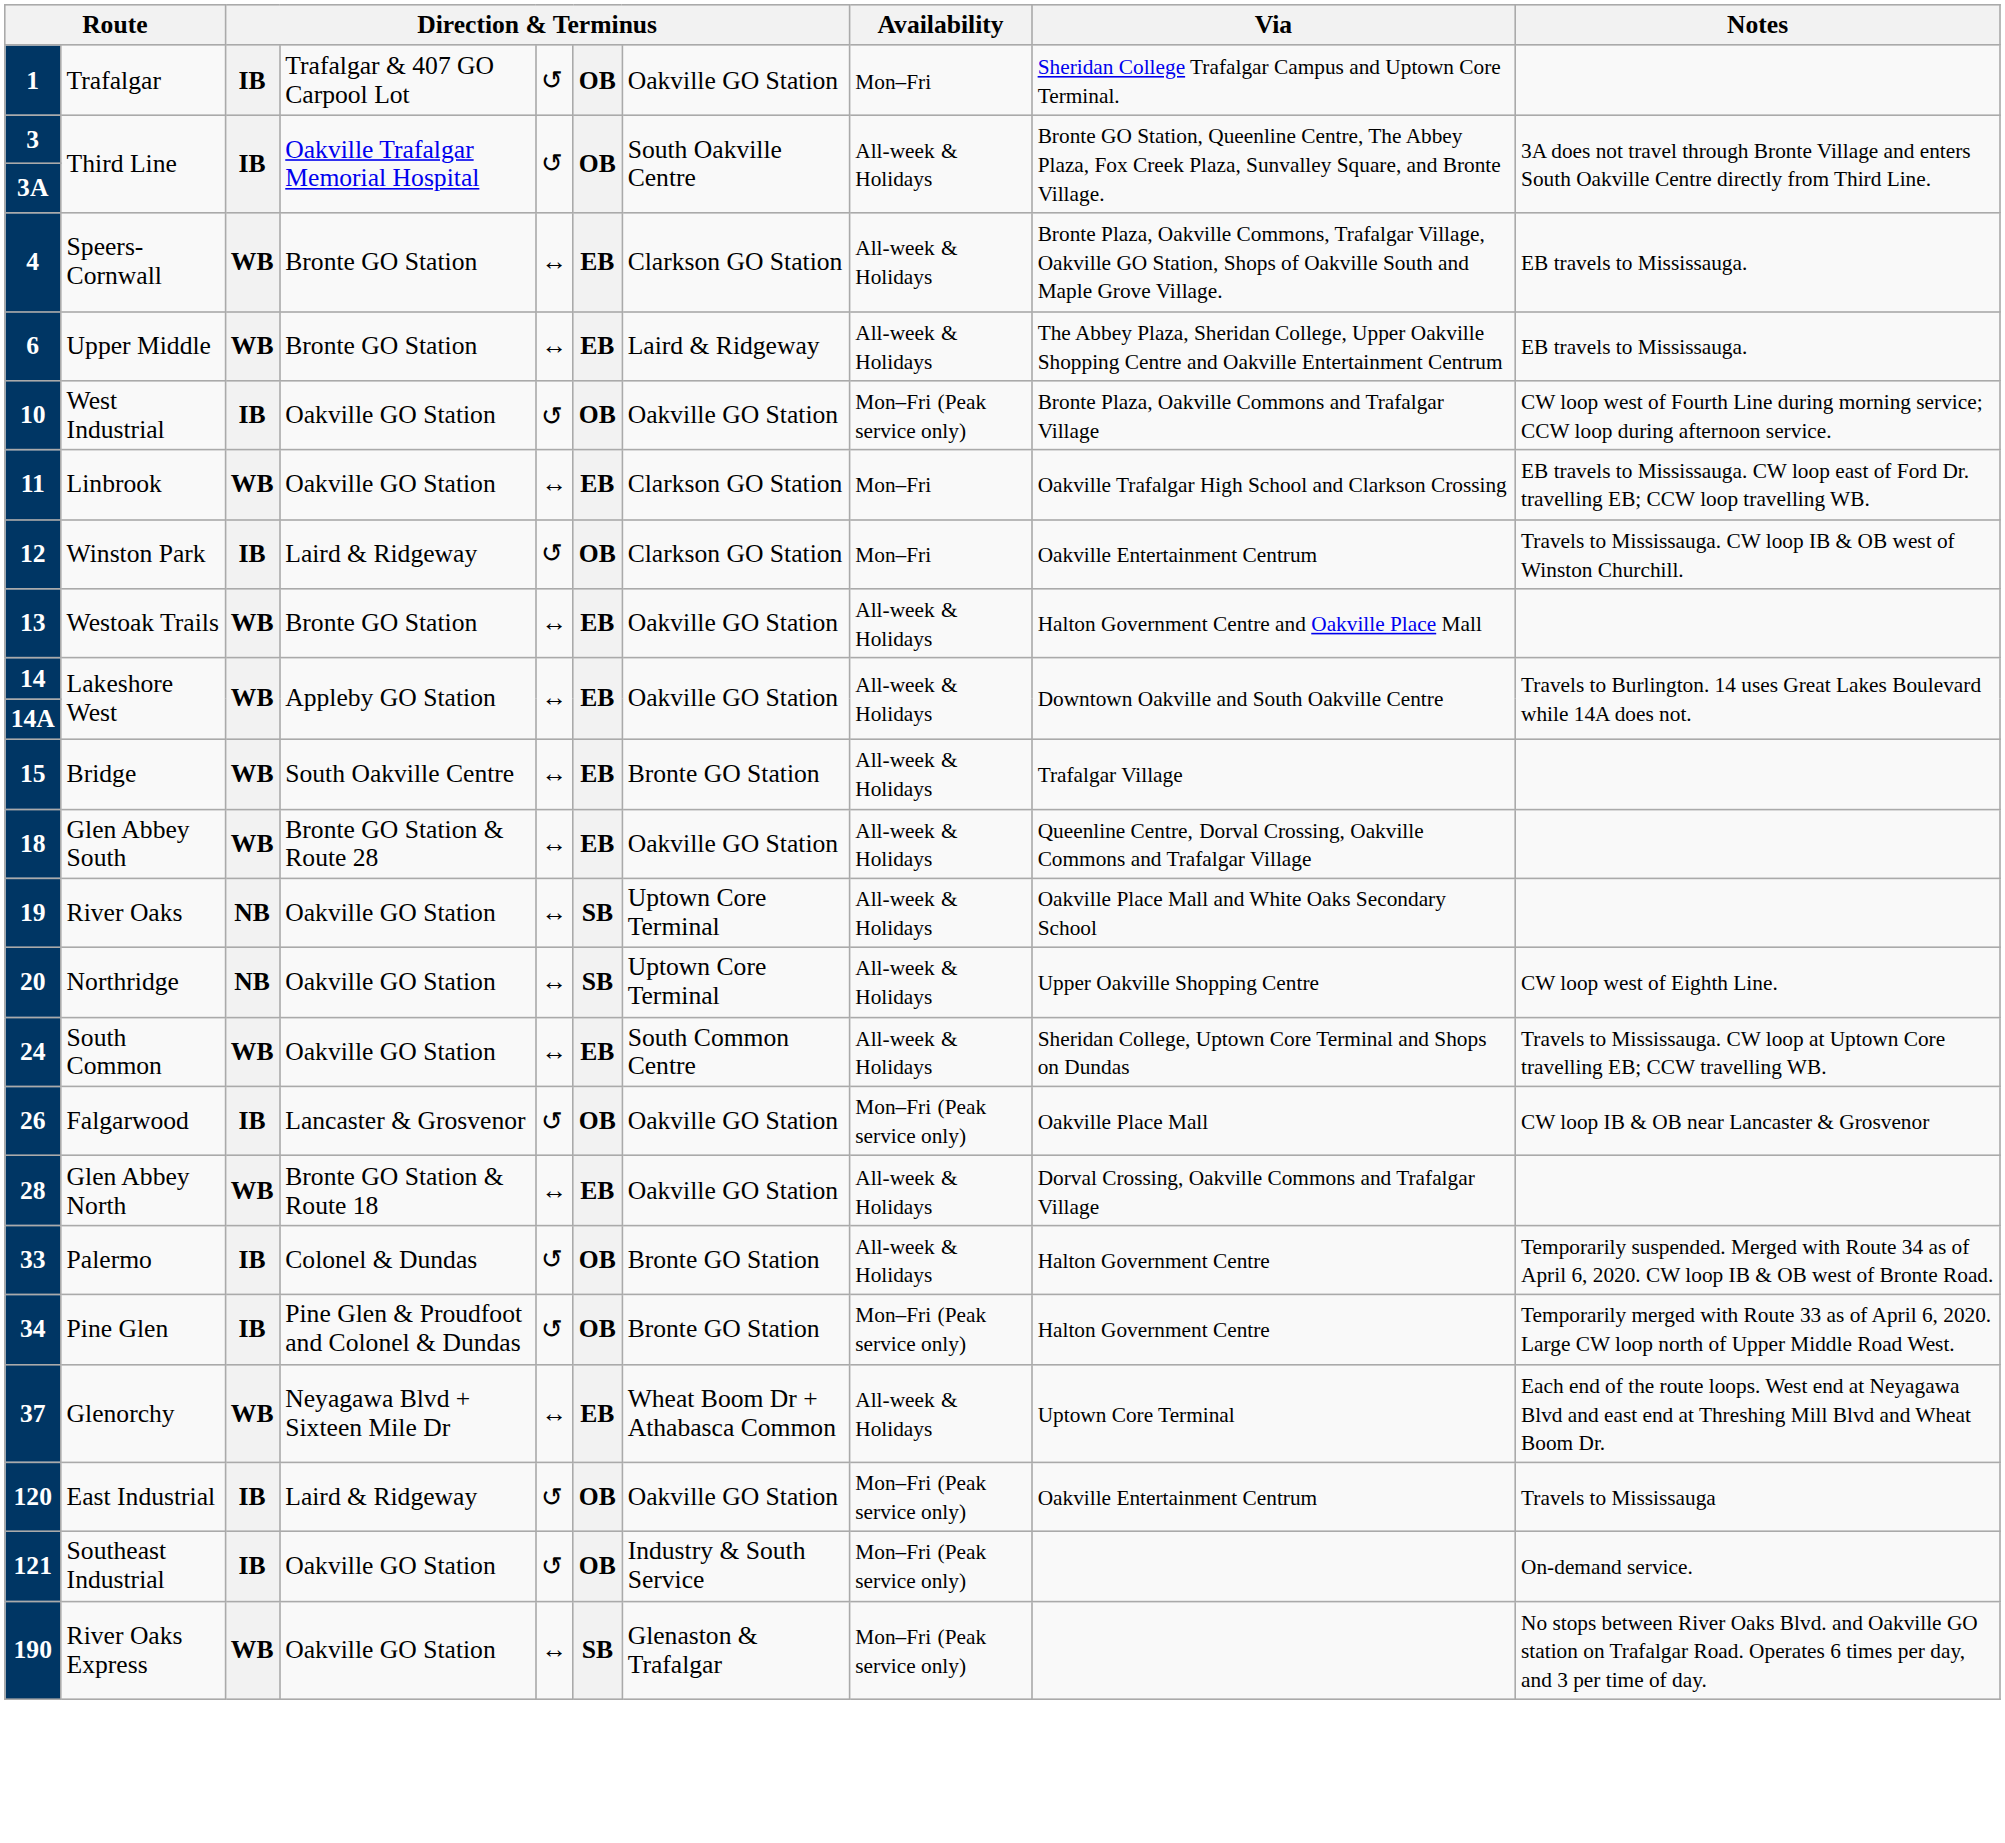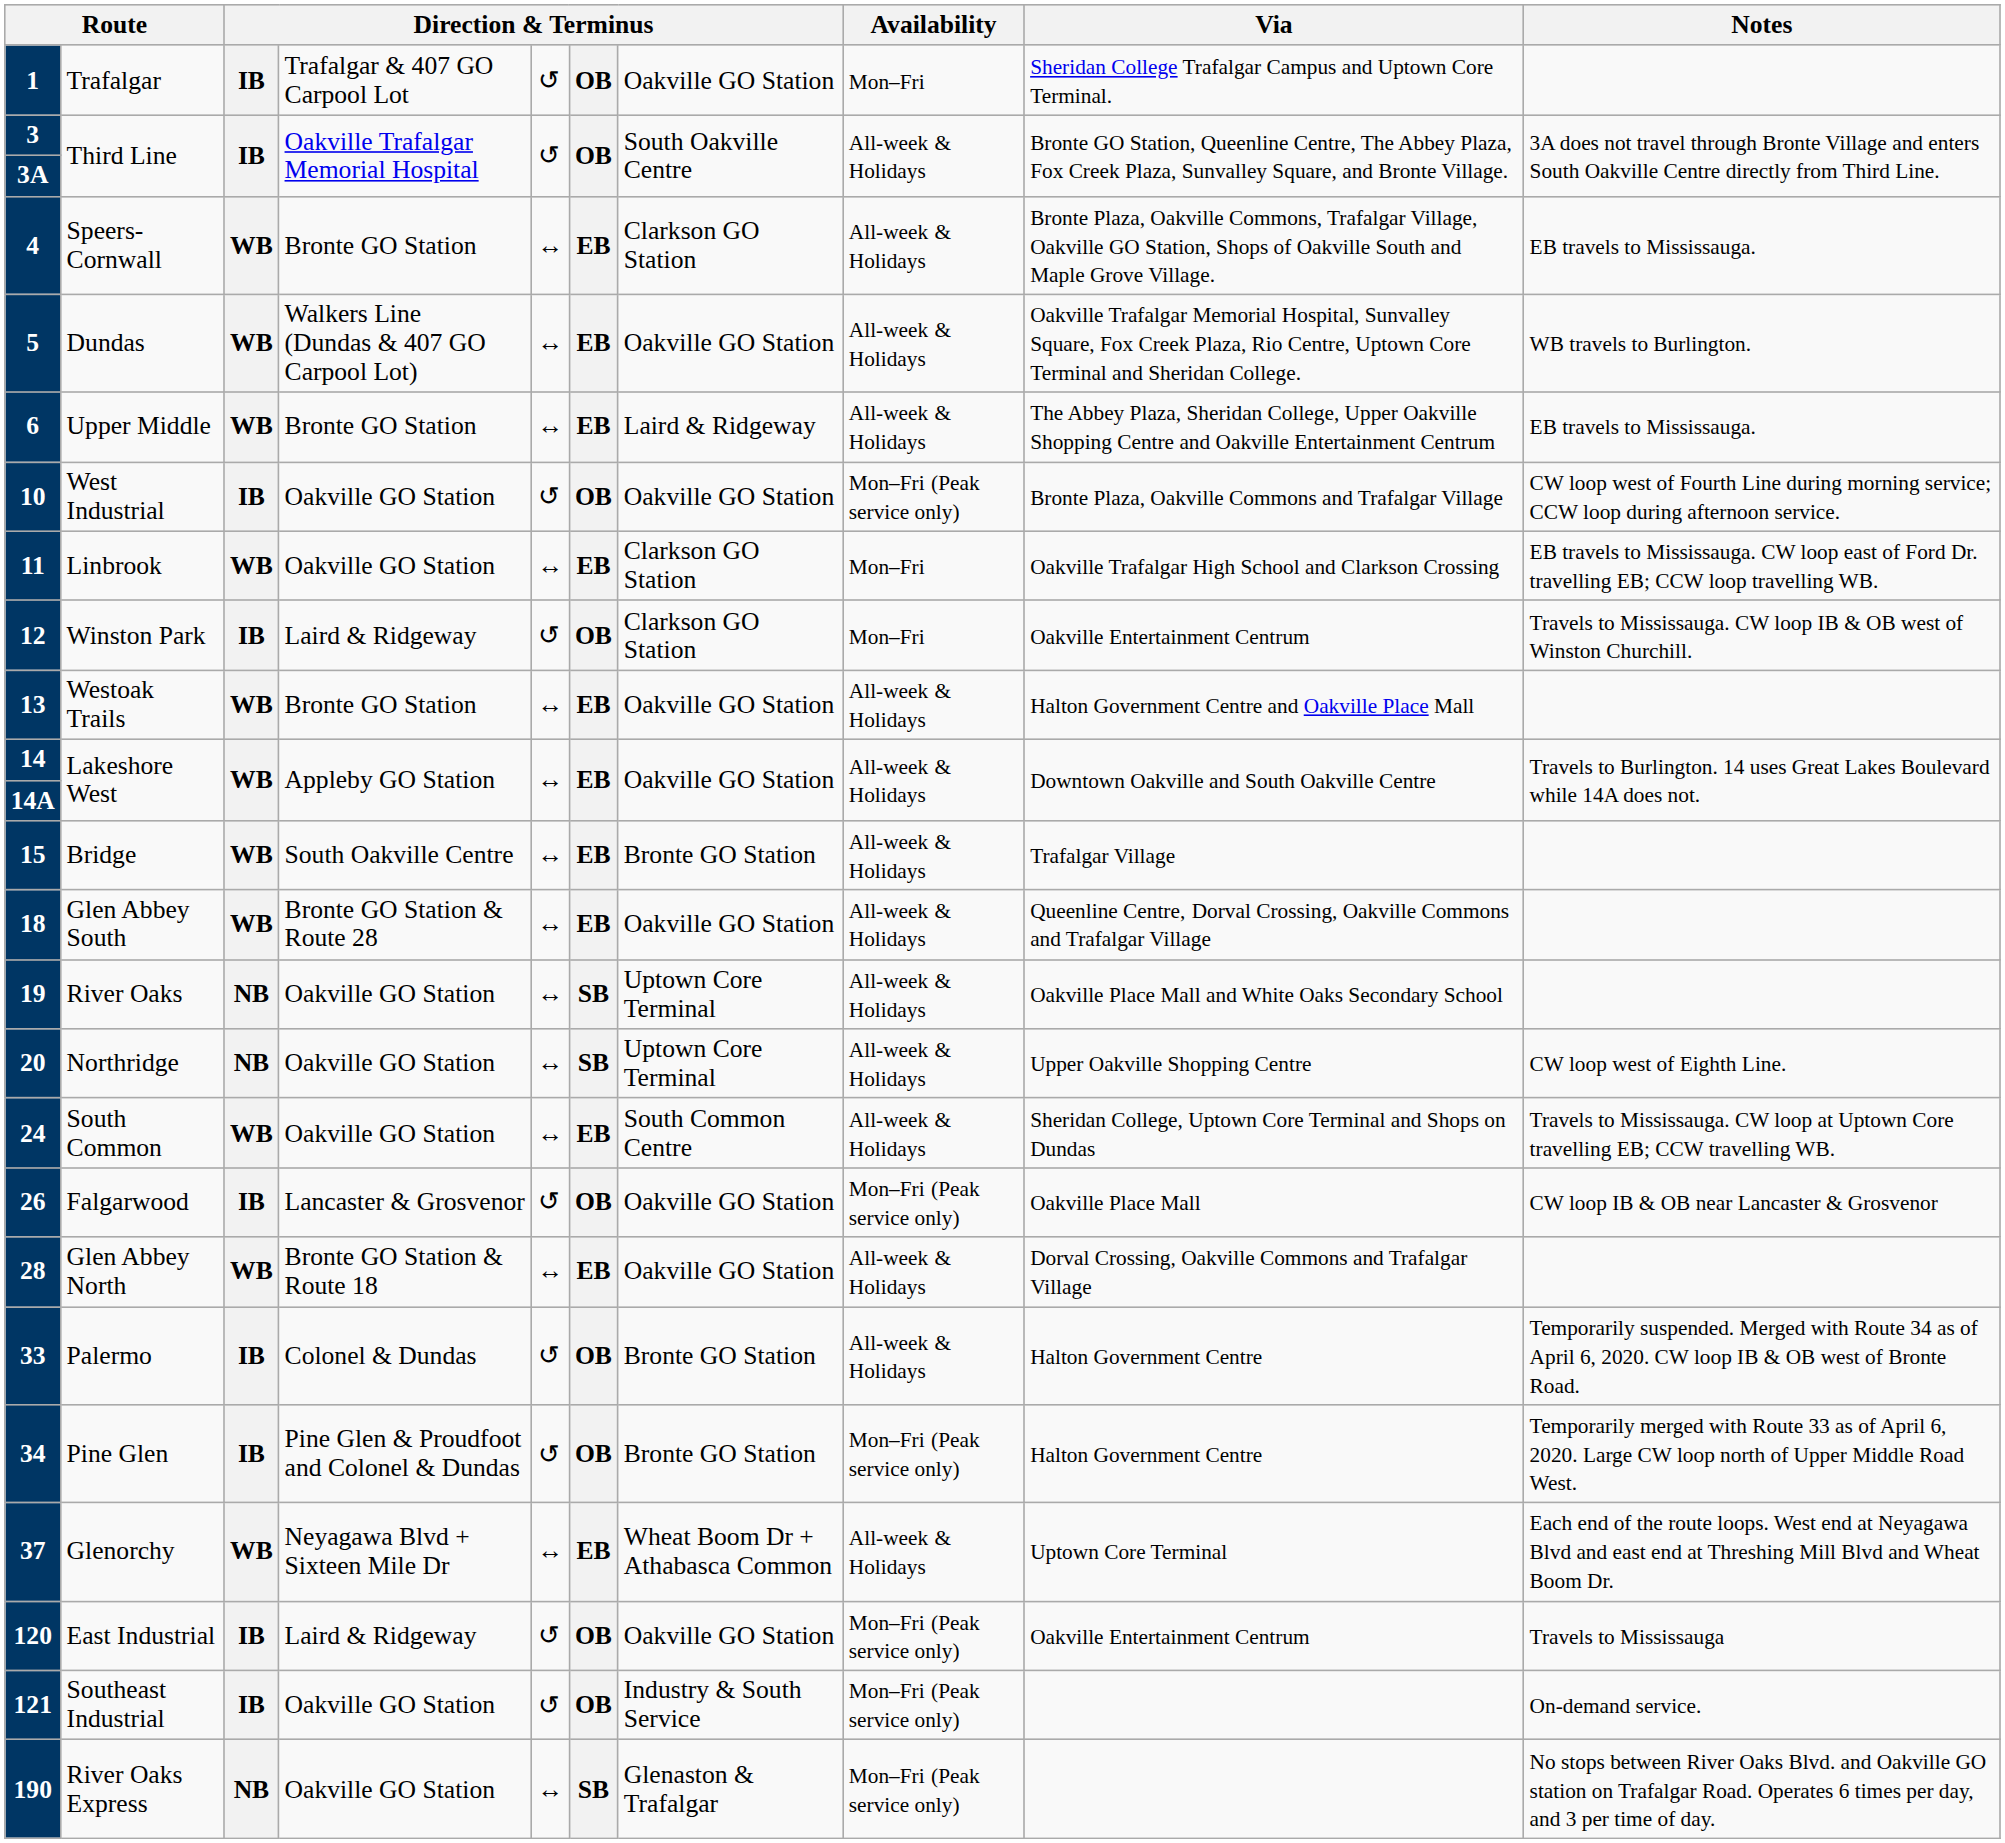+ row: (33, 342)
(252, 1649) WB -> (251, 1788) NB
